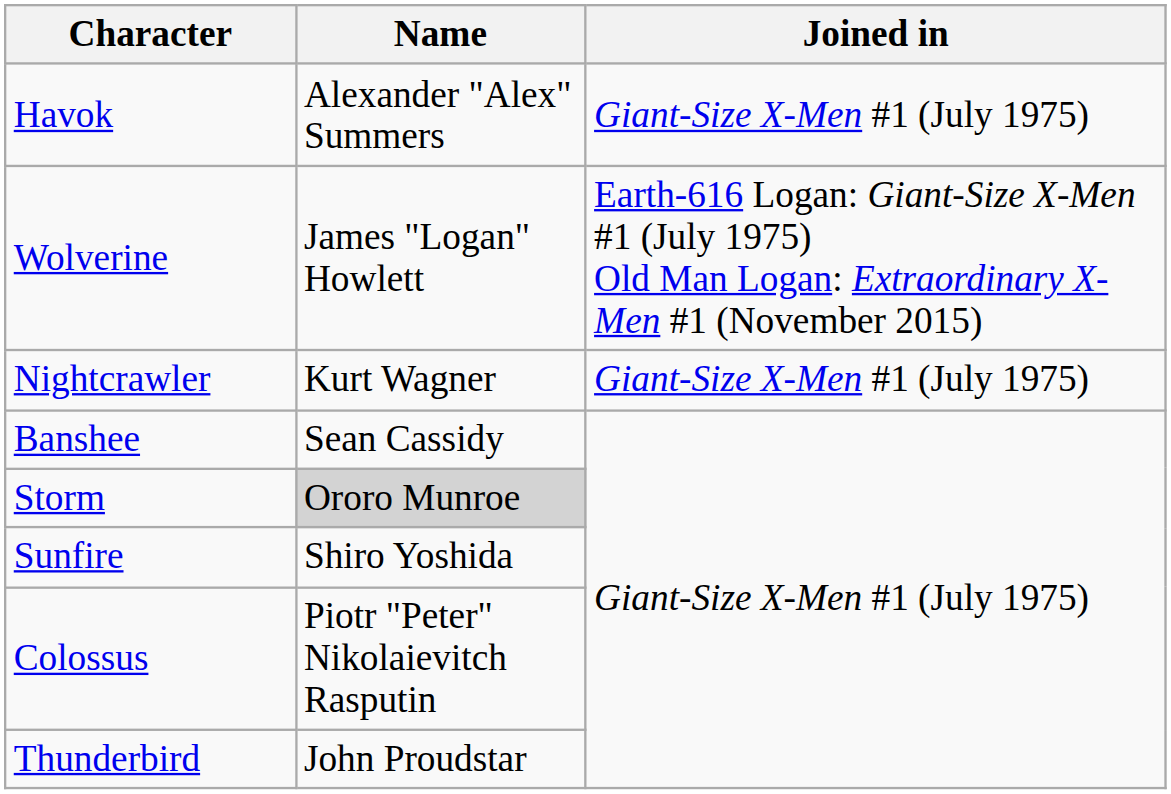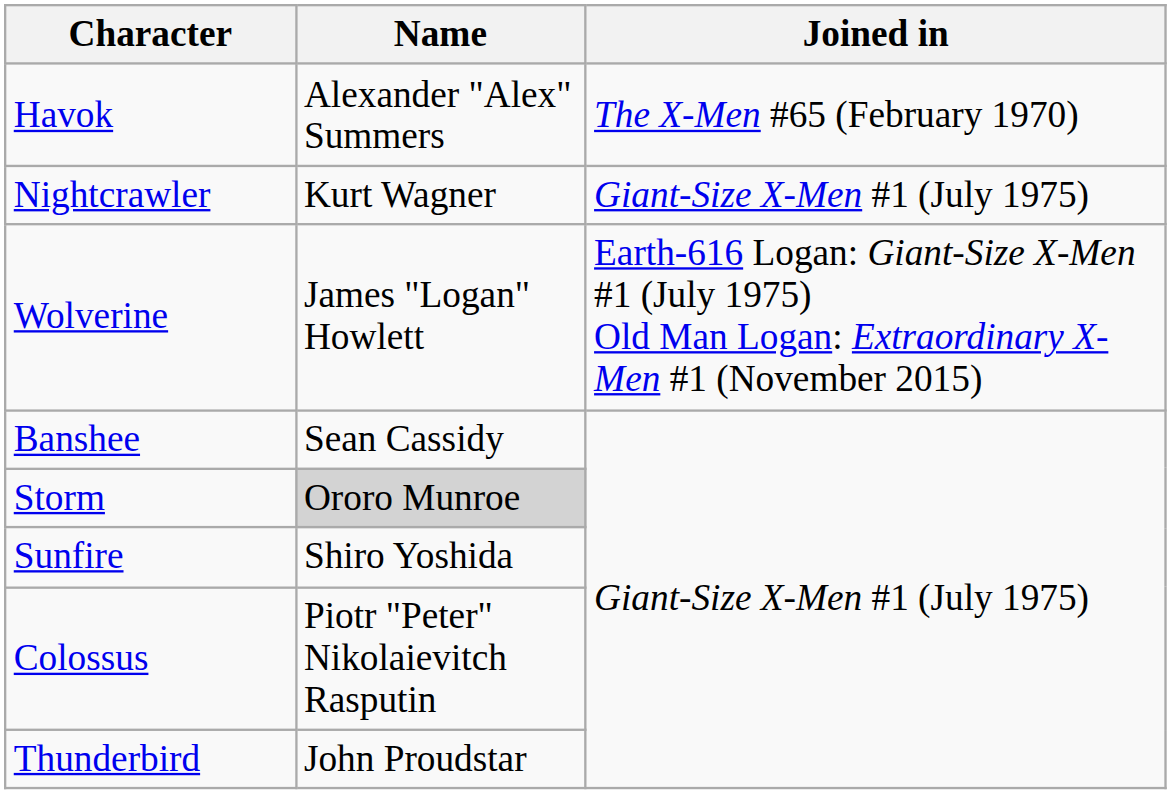(842, 114) Giant-Size X-Men #1 (July 1975) -> (836, 114) The X-Men #65 (February 1970)
rows swapped: (112, 379) <-> (91, 257)
